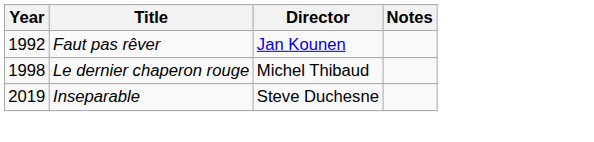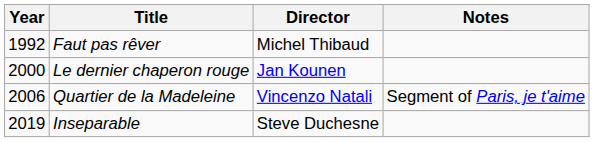(301, 44) Jan Kounen -> (313, 44) Michel Thibaud
(27, 70) 1998 -> (27, 70) 2000
(313, 70) Michel Thibaud -> (301, 70) Jan Kounen
+ row: (144, 96)
